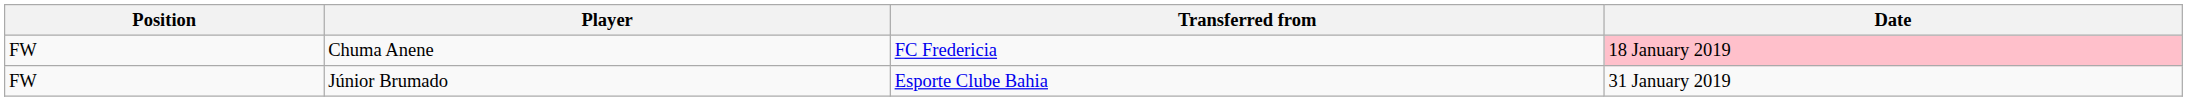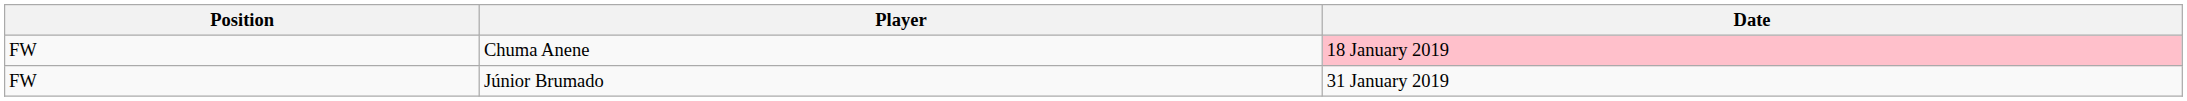- column: (1247, 19)
